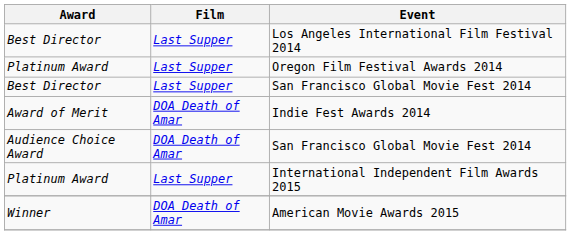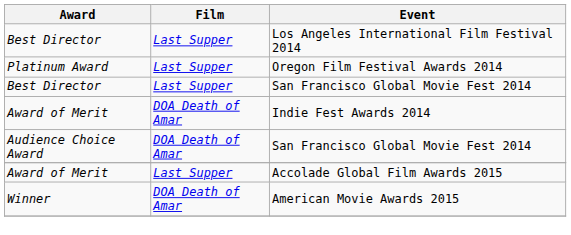- row: (58, 179)
+ row: (58, 173)
